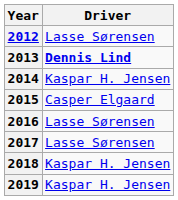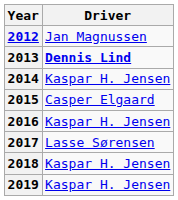(100, 36) Lasse Sørensen -> (96, 36) Jan Magnussen
(100, 121) Lasse Sørensen -> (108, 121) Kaspar H. Jensen
